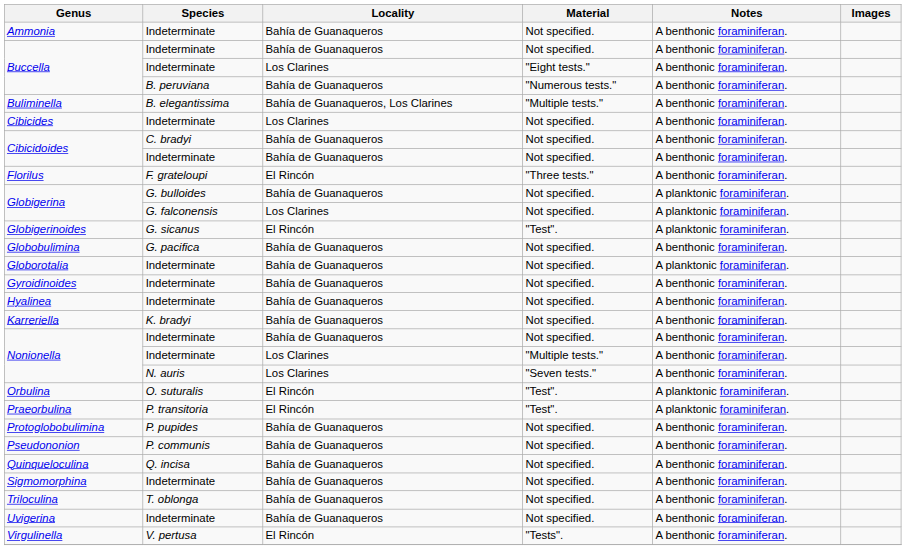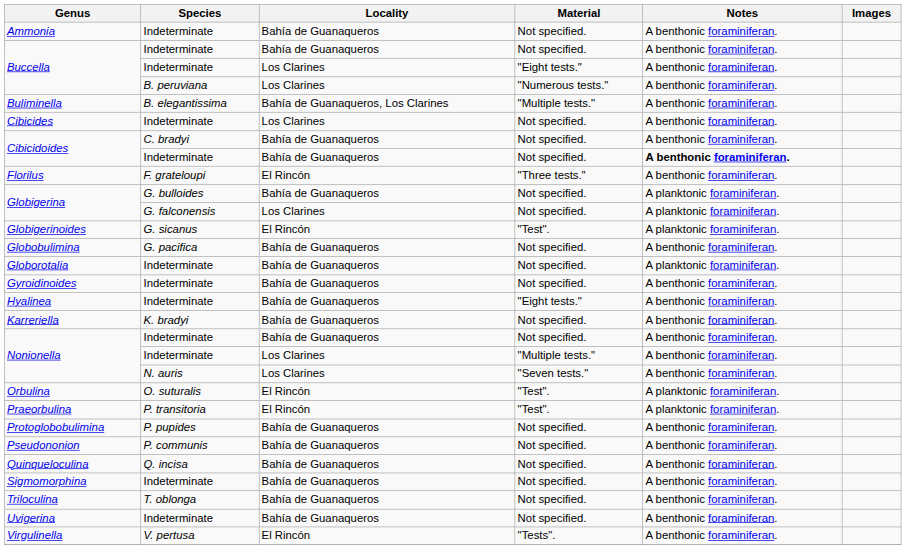(324, 85) Bahía de Guanaqueros -> (293, 85) Los Clarines
(721, 157) normal -> (718, 157) bold
(560, 301) Not specified. -> (550, 301) "Eight tests."
